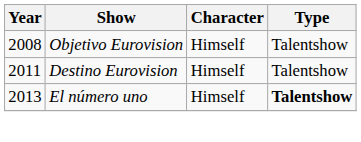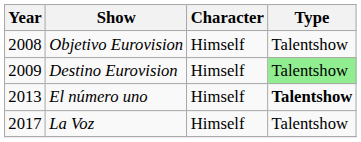(25, 70) 2011 -> (25, 70) 2009
(310, 70) no background -> (310, 70) lightgreen background
+ row: (72, 123)
